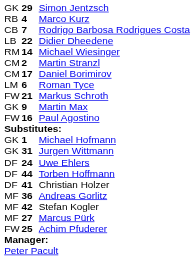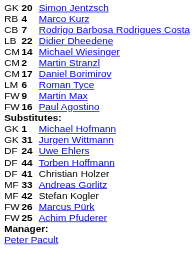(27, 8) 29 -> (27, 8) 20
(12, 52) RM -> (12, 52) CM
- row: (73, 96)
(11, 107) GK -> (12, 96) FW
(27, 195) 36 -> (27, 184) 33
(11, 217) MF -> (12, 206) FW
(27, 217) 27 -> (27, 206) 26
